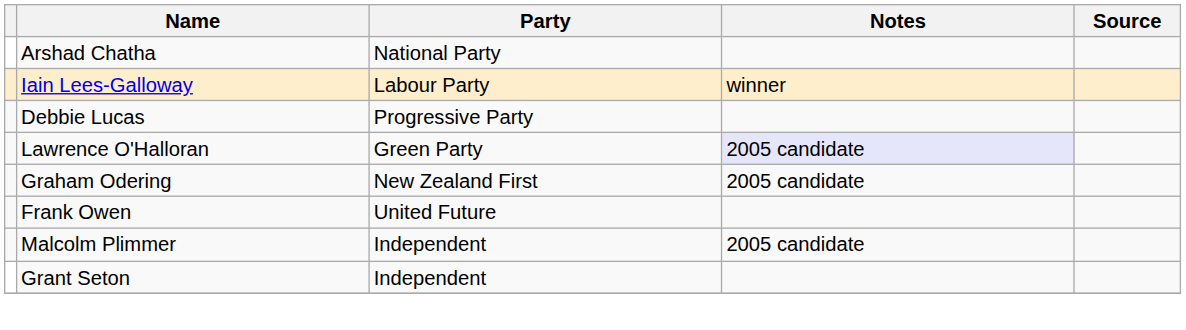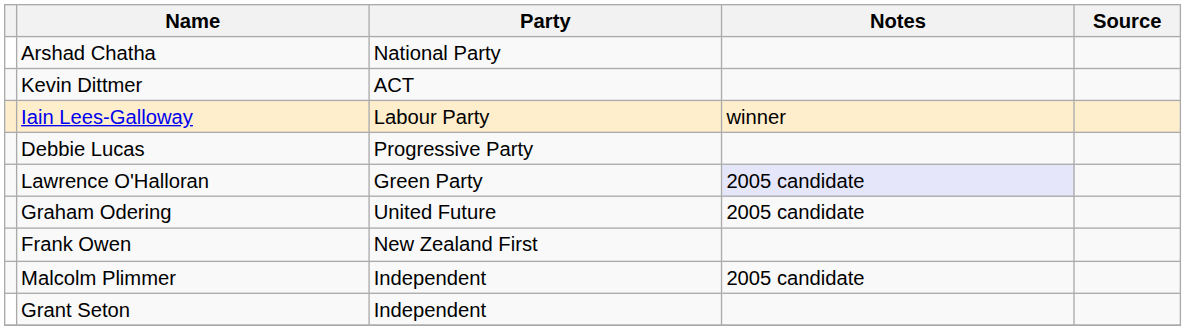+ row: (82, 85)
(456, 181) New Zealand First -> (435, 213) United Future
(435, 213) United Future -> (456, 245) New Zealand First
